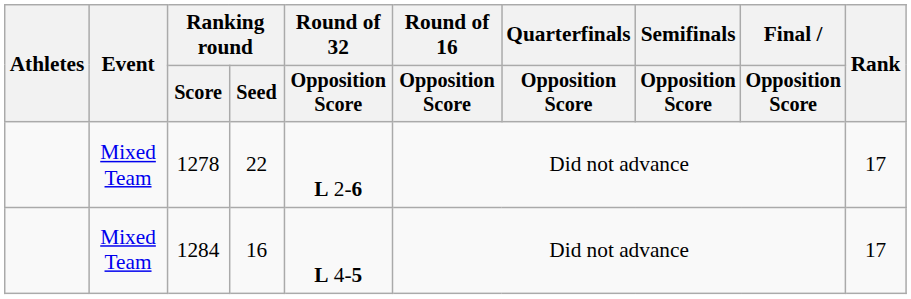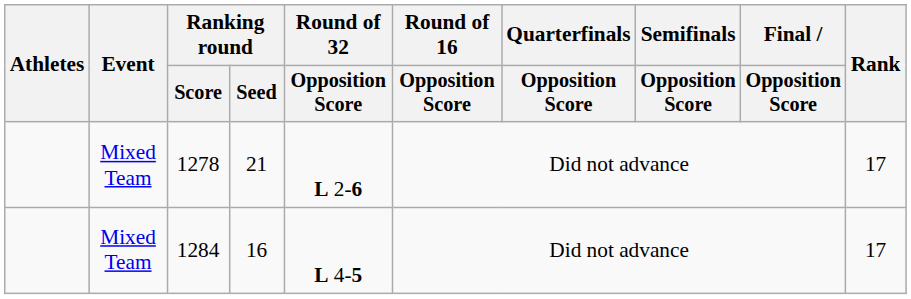(257, 164) 22 -> (257, 164) 21
